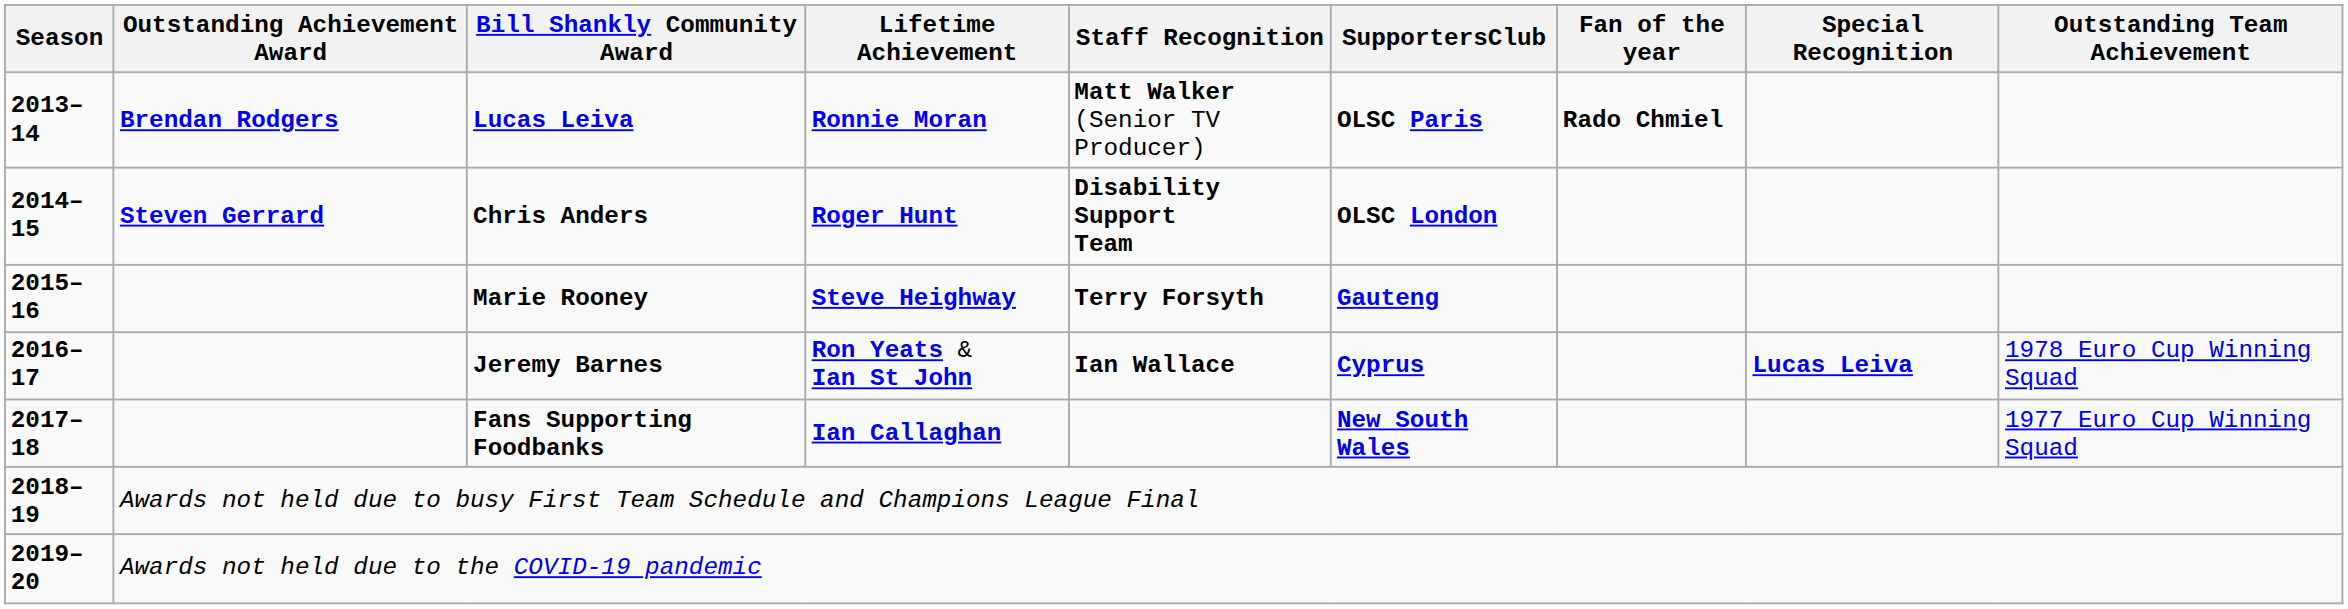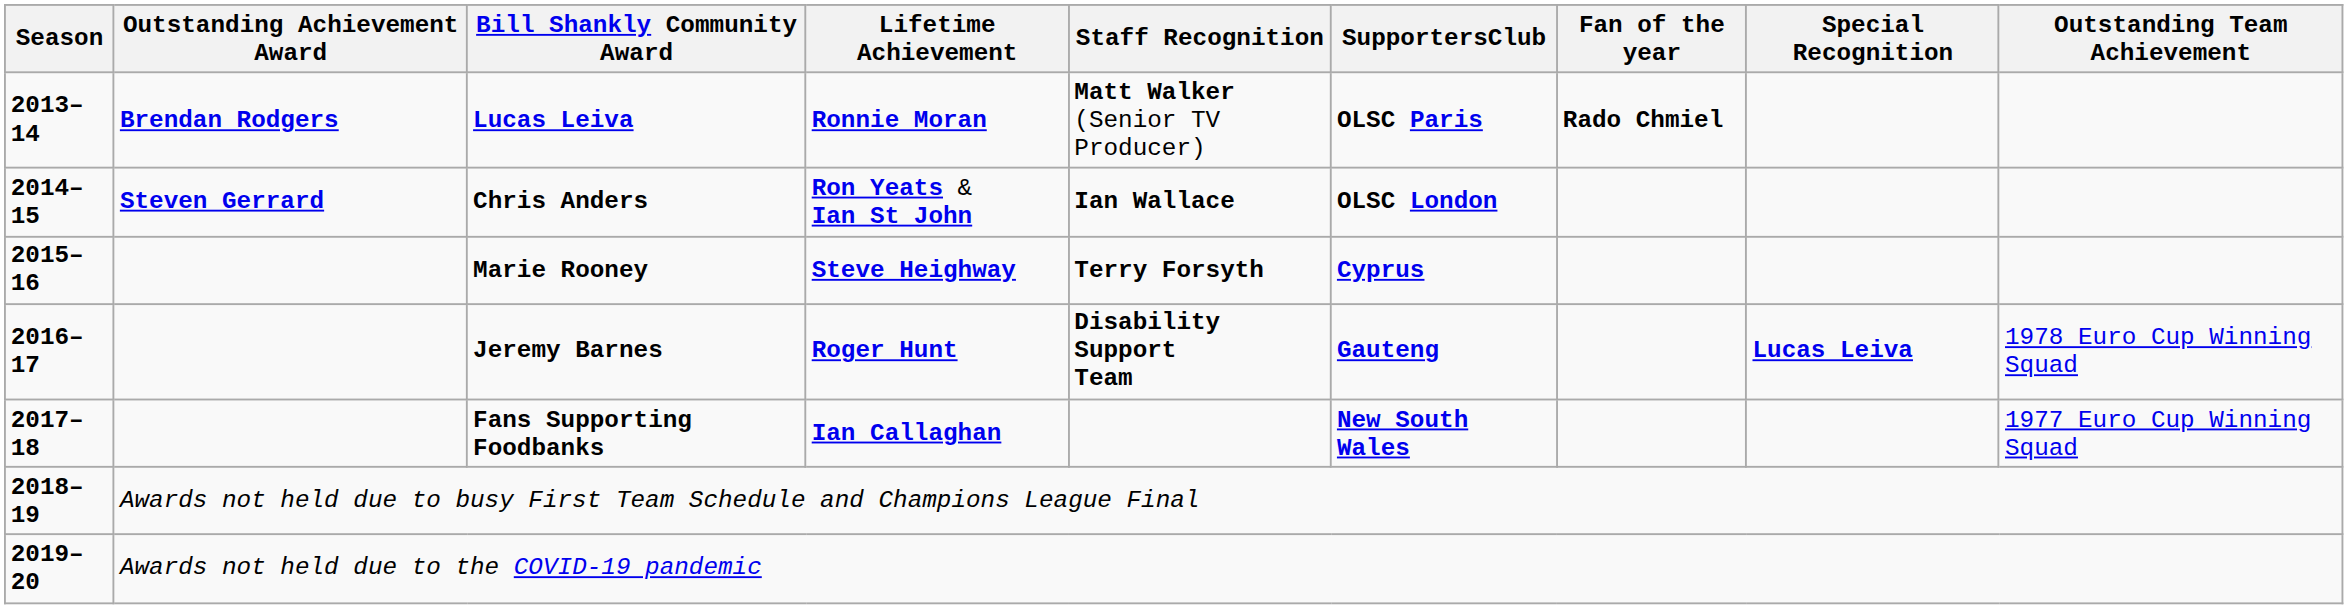(885, 216) Roger Hunt -> (892, 202) Ron Yeats & Ian St John
(1147, 216) Disability Support Team -> (1155, 202) Ian Wallace
(1388, 298) Gauteng -> (1381, 270) Cyprus
(892, 366) Ron Yeats & Ian St John -> (885, 352) Roger Hunt
(1155, 366) Ian Wallace -> (1147, 352) Disability Support Team
(1381, 366) Cyprus -> (1388, 352) Gauteng
